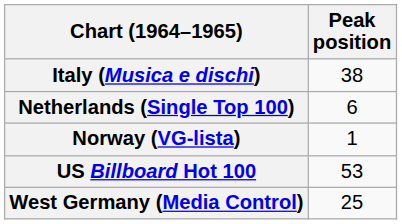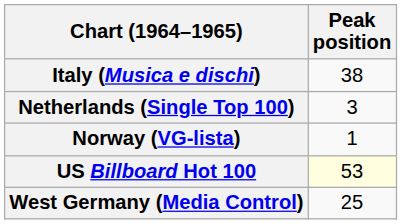(352, 107) 6 -> (352, 107) 3
(352, 171) no background -> (352, 171) lightyellow background
